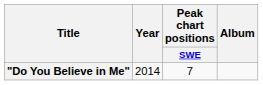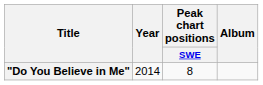(190, 71) 7 -> (190, 71) 8
